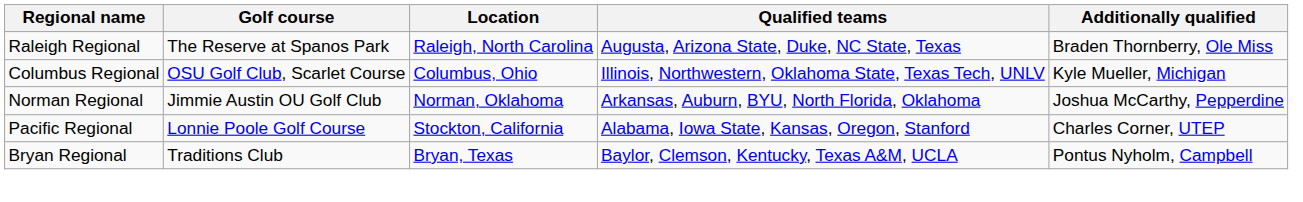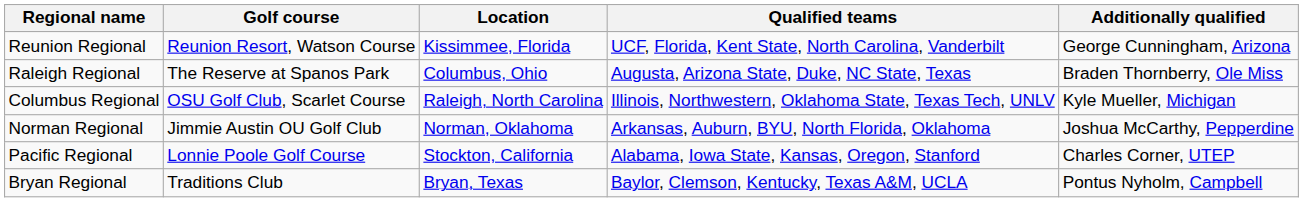+ row: (77, 45)
(503, 45) Raleigh, North Carolina -> (485, 73) Columbus, Ohio
(475, 73) Columbus, Ohio -> (513, 100) Raleigh, North Carolina
